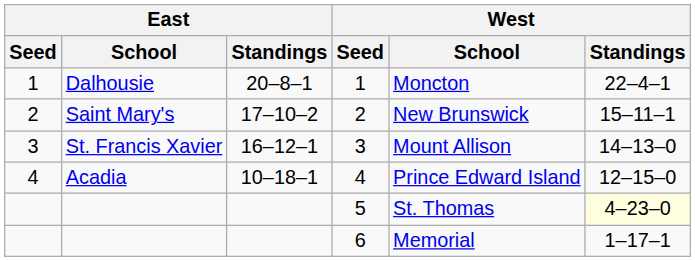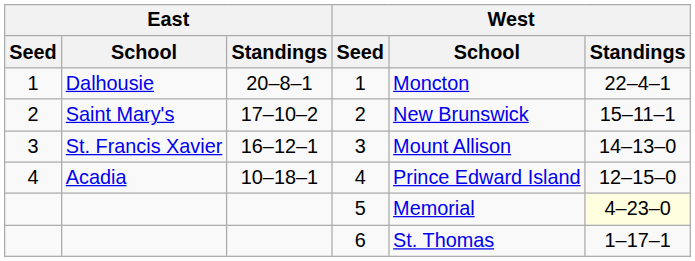(444, 209) St. Thomas -> (434, 209) Memorial
(434, 240) Memorial -> (444, 240) St. Thomas
